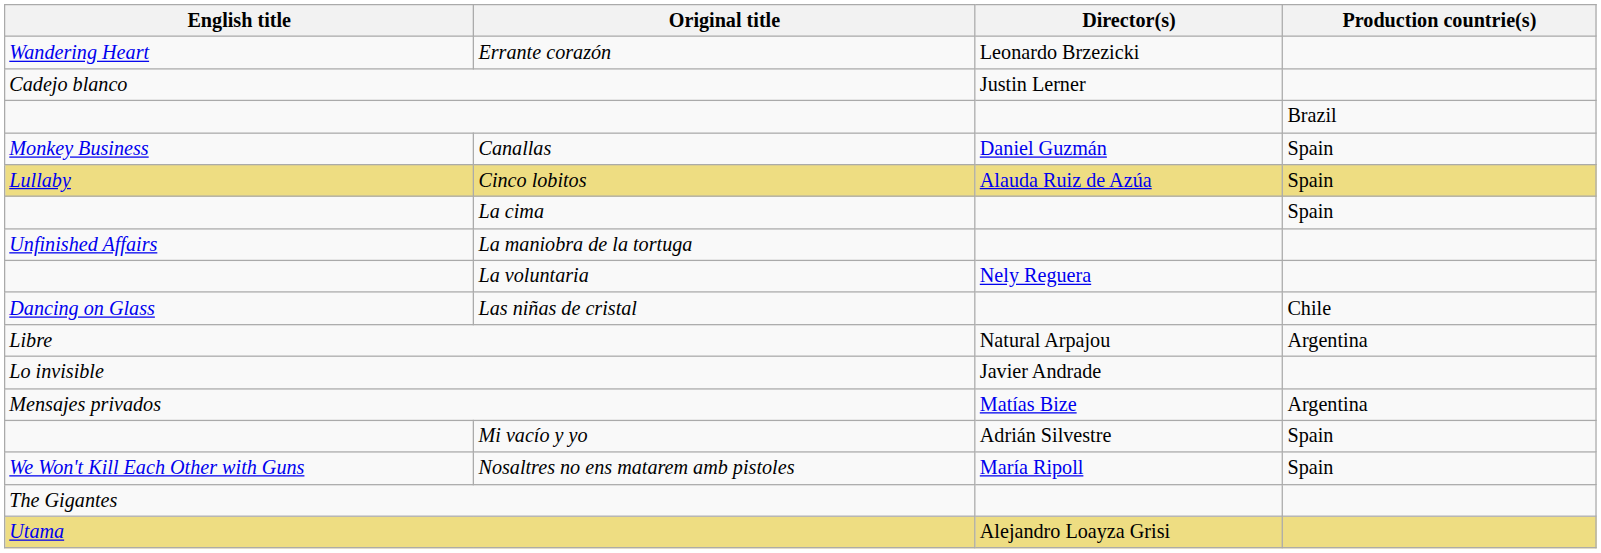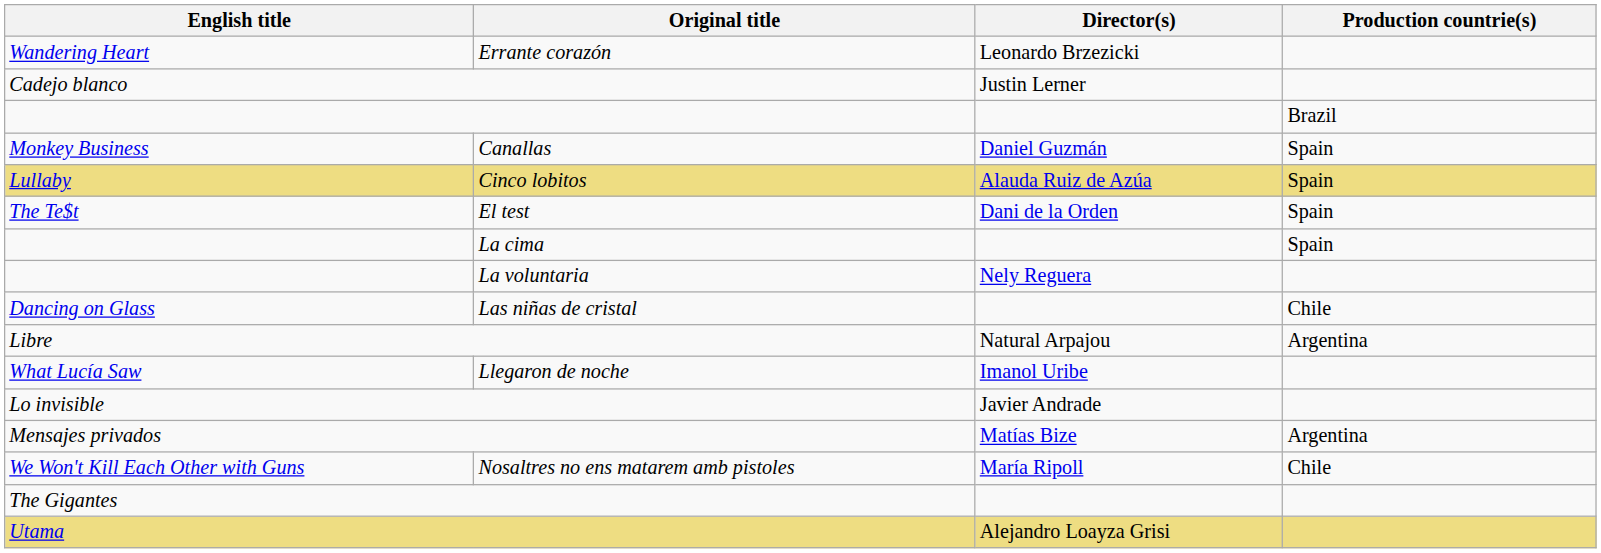+ row: (504, 212)
- row: (585, 244)
+ row: (554, 372)
- row: (533, 436)
(1310, 468) Spain -> (1309, 468) Chile
